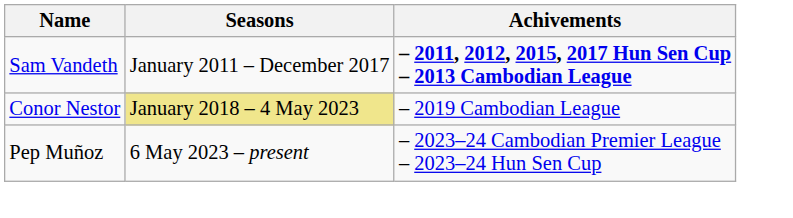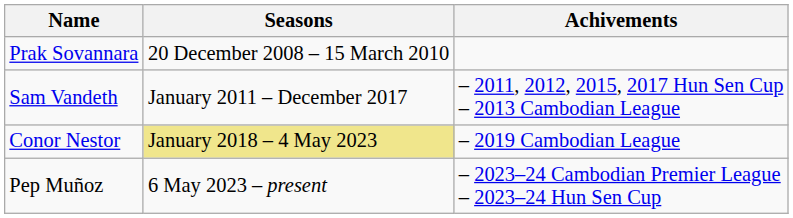+ row: (74, 53)
(565, 64) bold -> (621, 97) normal
